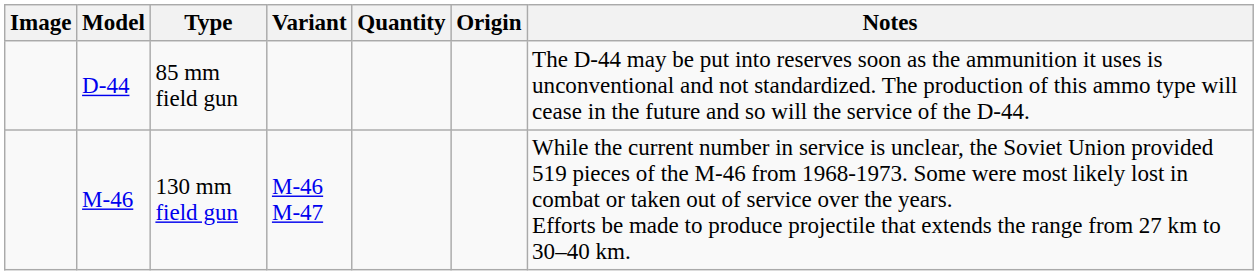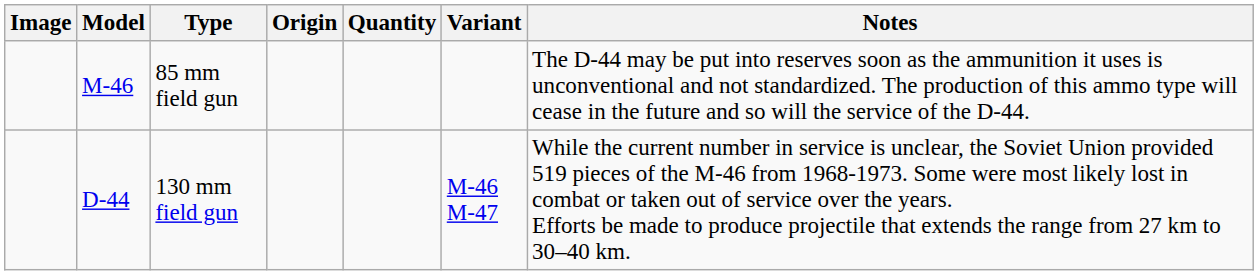columns swapped: (309, 22) <-> (489, 22)
(106, 85) D-44 -> (108, 85) M-46
(108, 199) M-46 -> (106, 199) D-44
